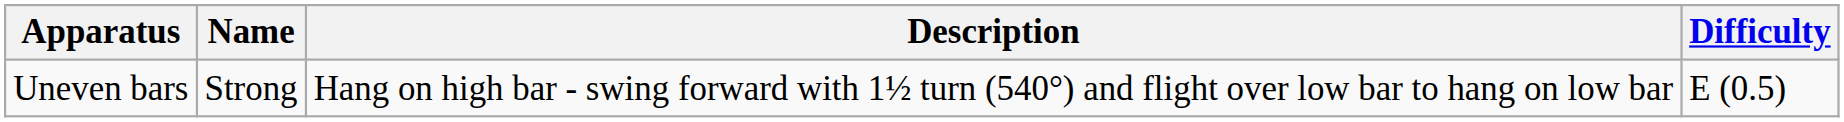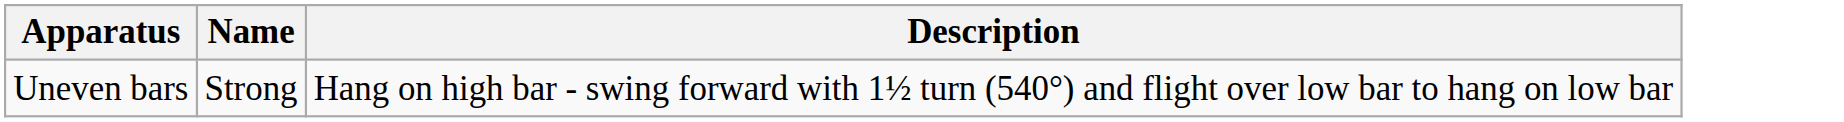- column: (1760, 32)
